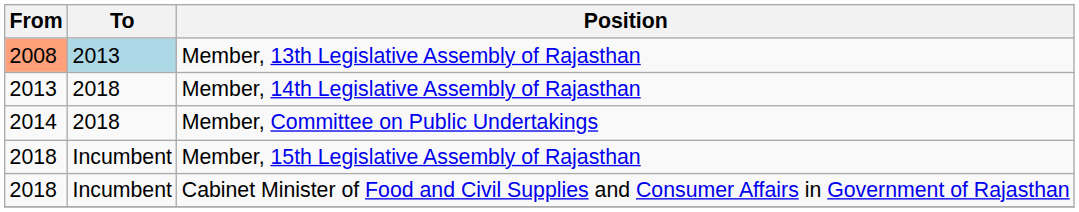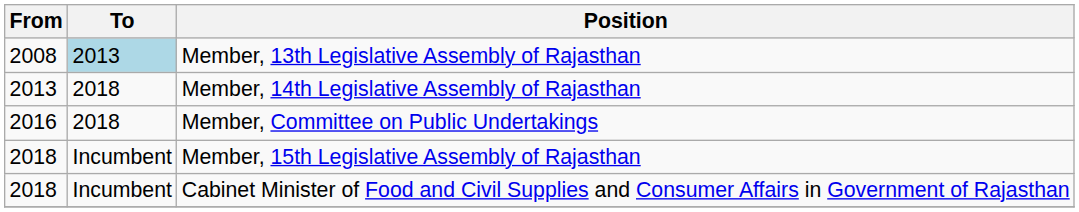(33, 55) lightsalmon background -> (33, 55) no background
(33, 122) 2014 -> (33, 122) 2016
